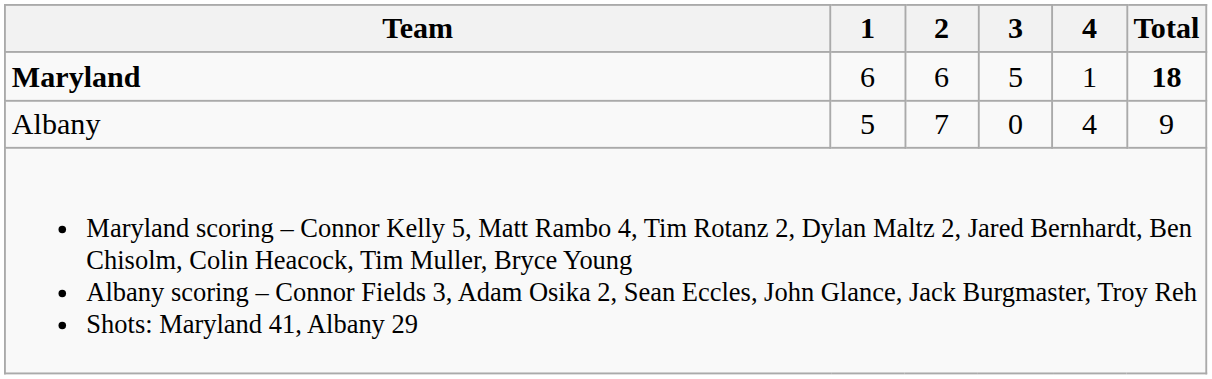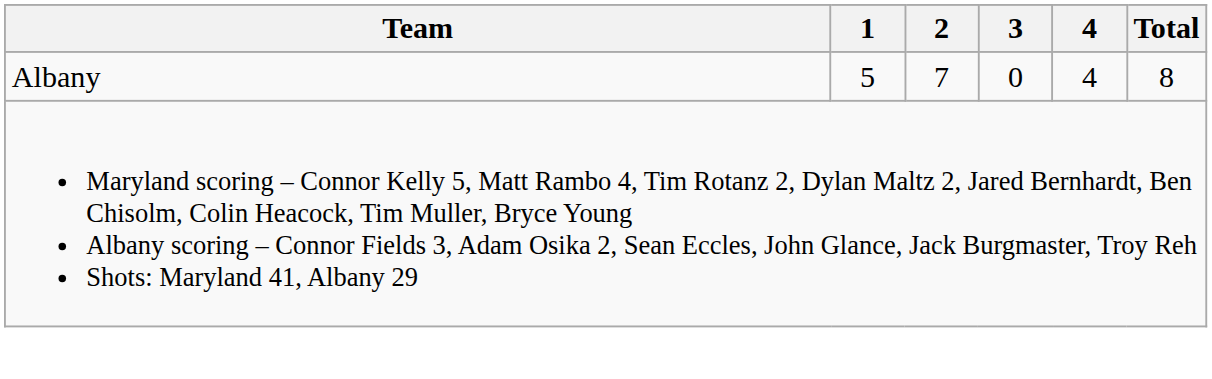- row: (76, 76)
(1166, 123) 9 -> (1166, 76) 8
